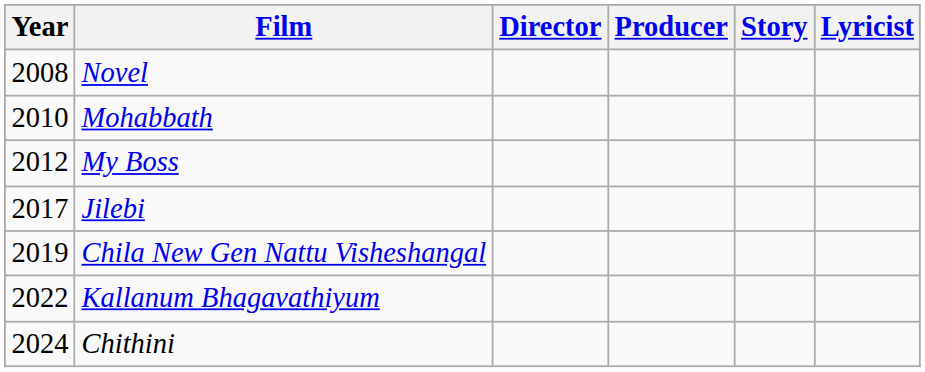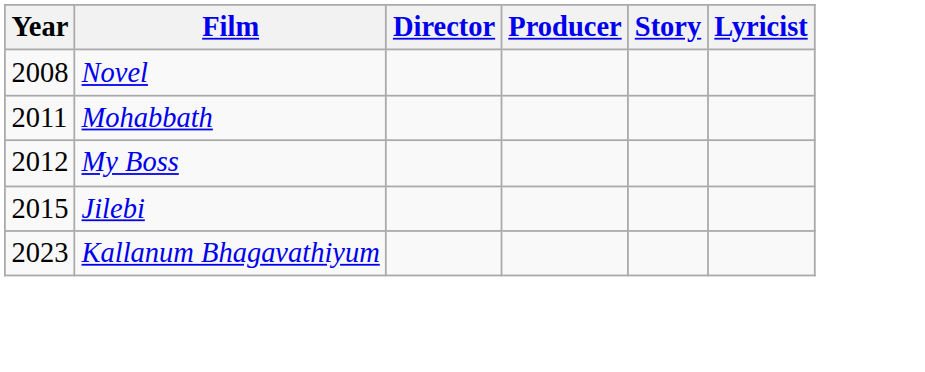(40, 117) 2010 -> (39, 117) 2011
(40, 207) 2017 -> (40, 207) 2015
- row: (284, 252)
(40, 298) 2022 -> (40, 252) 2023
- row: (128, 343)
